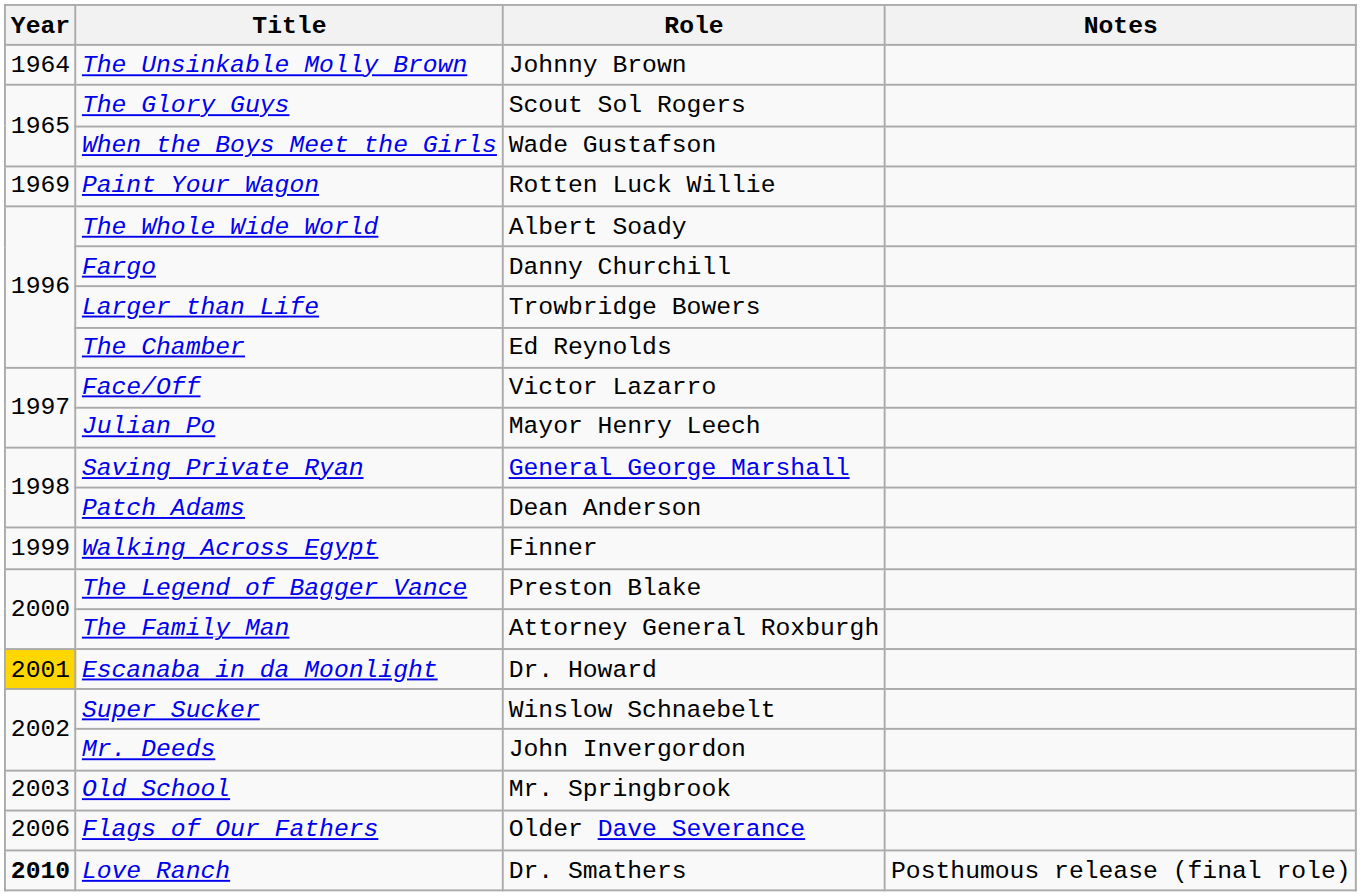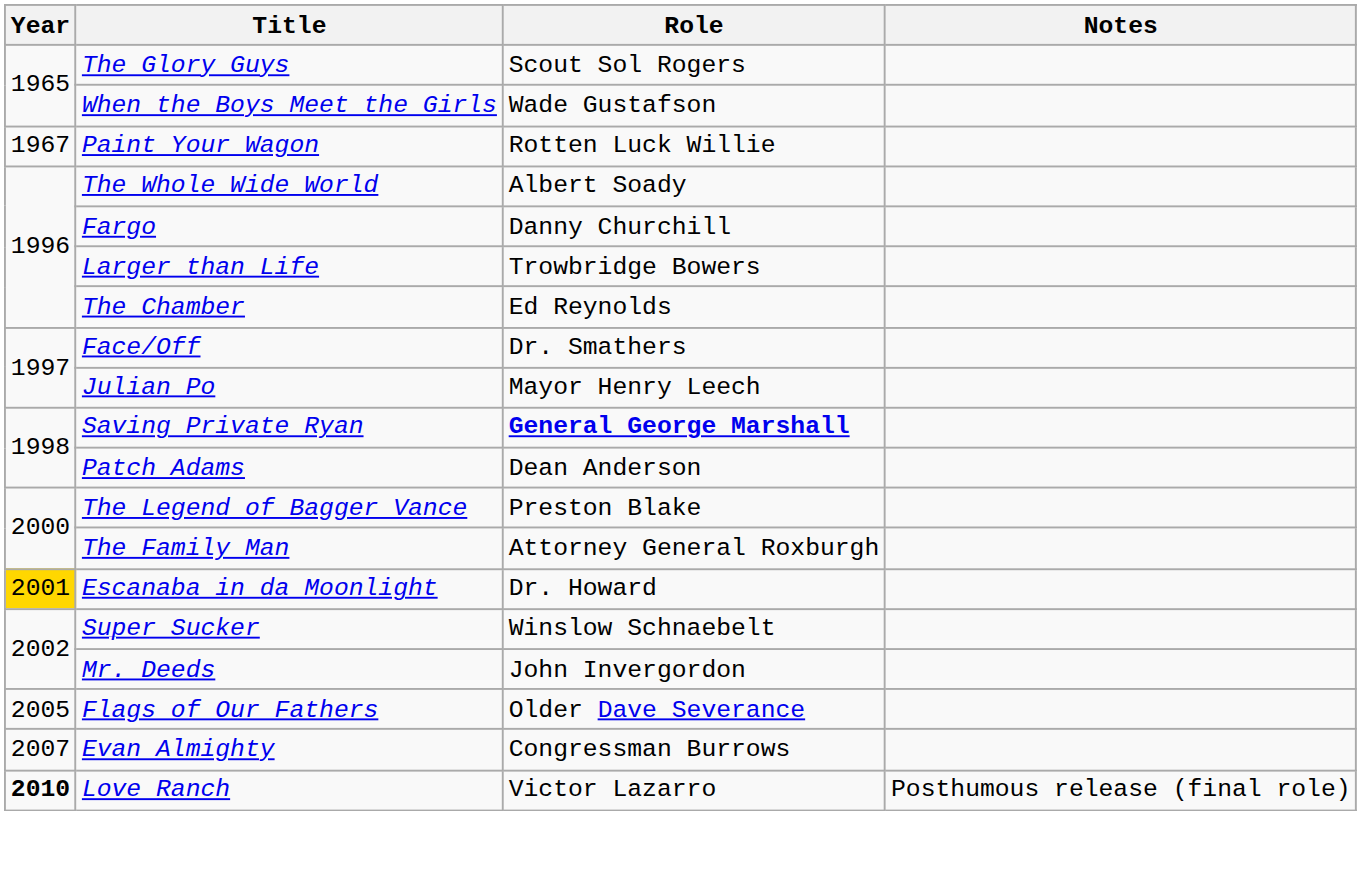- row: (275, 65)
(40, 186) 1969 -> (40, 146) 1967
(612, 387) Victor Lazarro -> (598, 347) Dr. Smathers
(679, 468) normal -> (679, 428) bold
- row: (230, 548)
- row: (156, 790)
(40, 830) 2006 -> (40, 709) 2005
+ row: (178, 750)
(598, 870) Dr. Smathers -> (612, 790) Victor Lazarro
